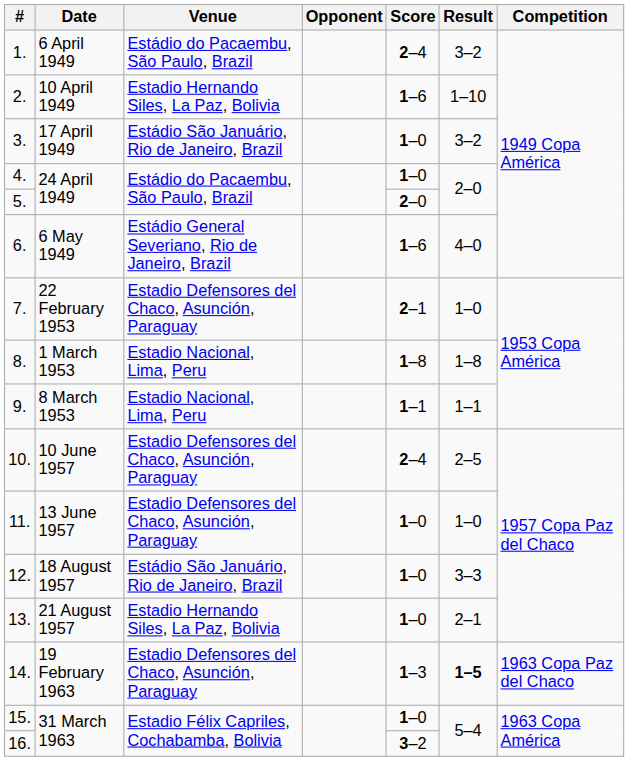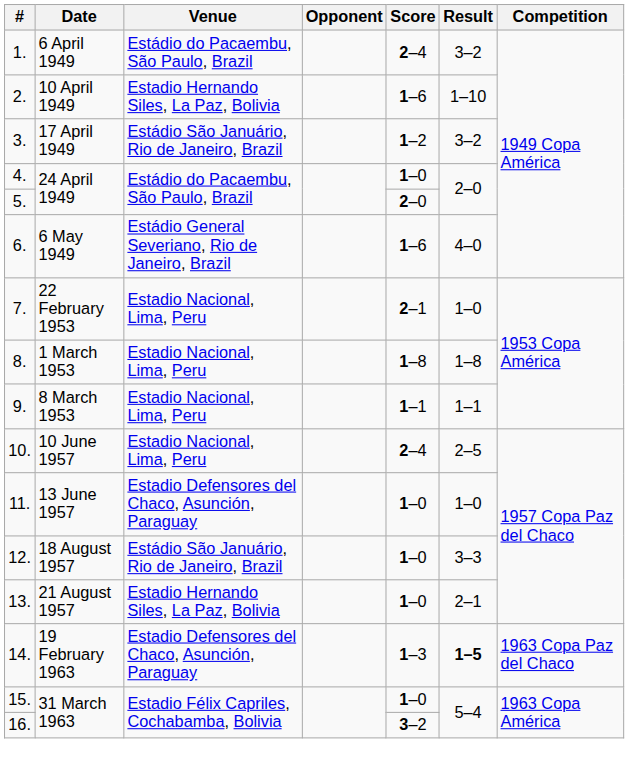(413, 140) 1–0 -> (413, 140) 1–2
(212, 308) Estadio Defensores del Chaco, Asunción, Paraguay -> (191, 308) Estadio Nacional, Lima, Peru
(212, 459) Estadio Defensores del Chaco, Asunción, Paraguay -> (191, 450) Estadio Nacional, Lima, Peru
